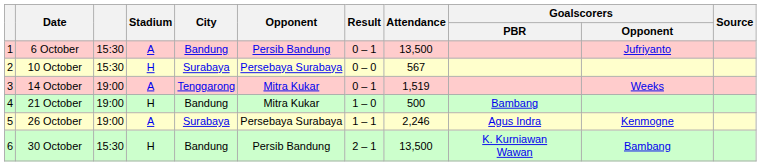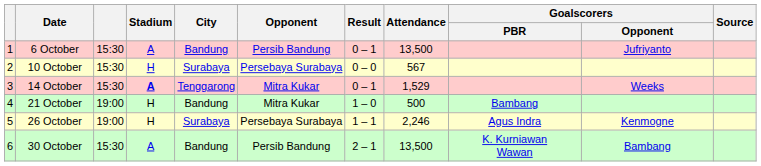(110, 85) 19:00 -> (110, 85) 15:30
(151, 85) normal -> (151, 85) bold
(416, 85) 1,519 -> (416, 85) 1,529
(151, 121) A -> (151, 121) H
(151, 146) H -> (151, 146) A
